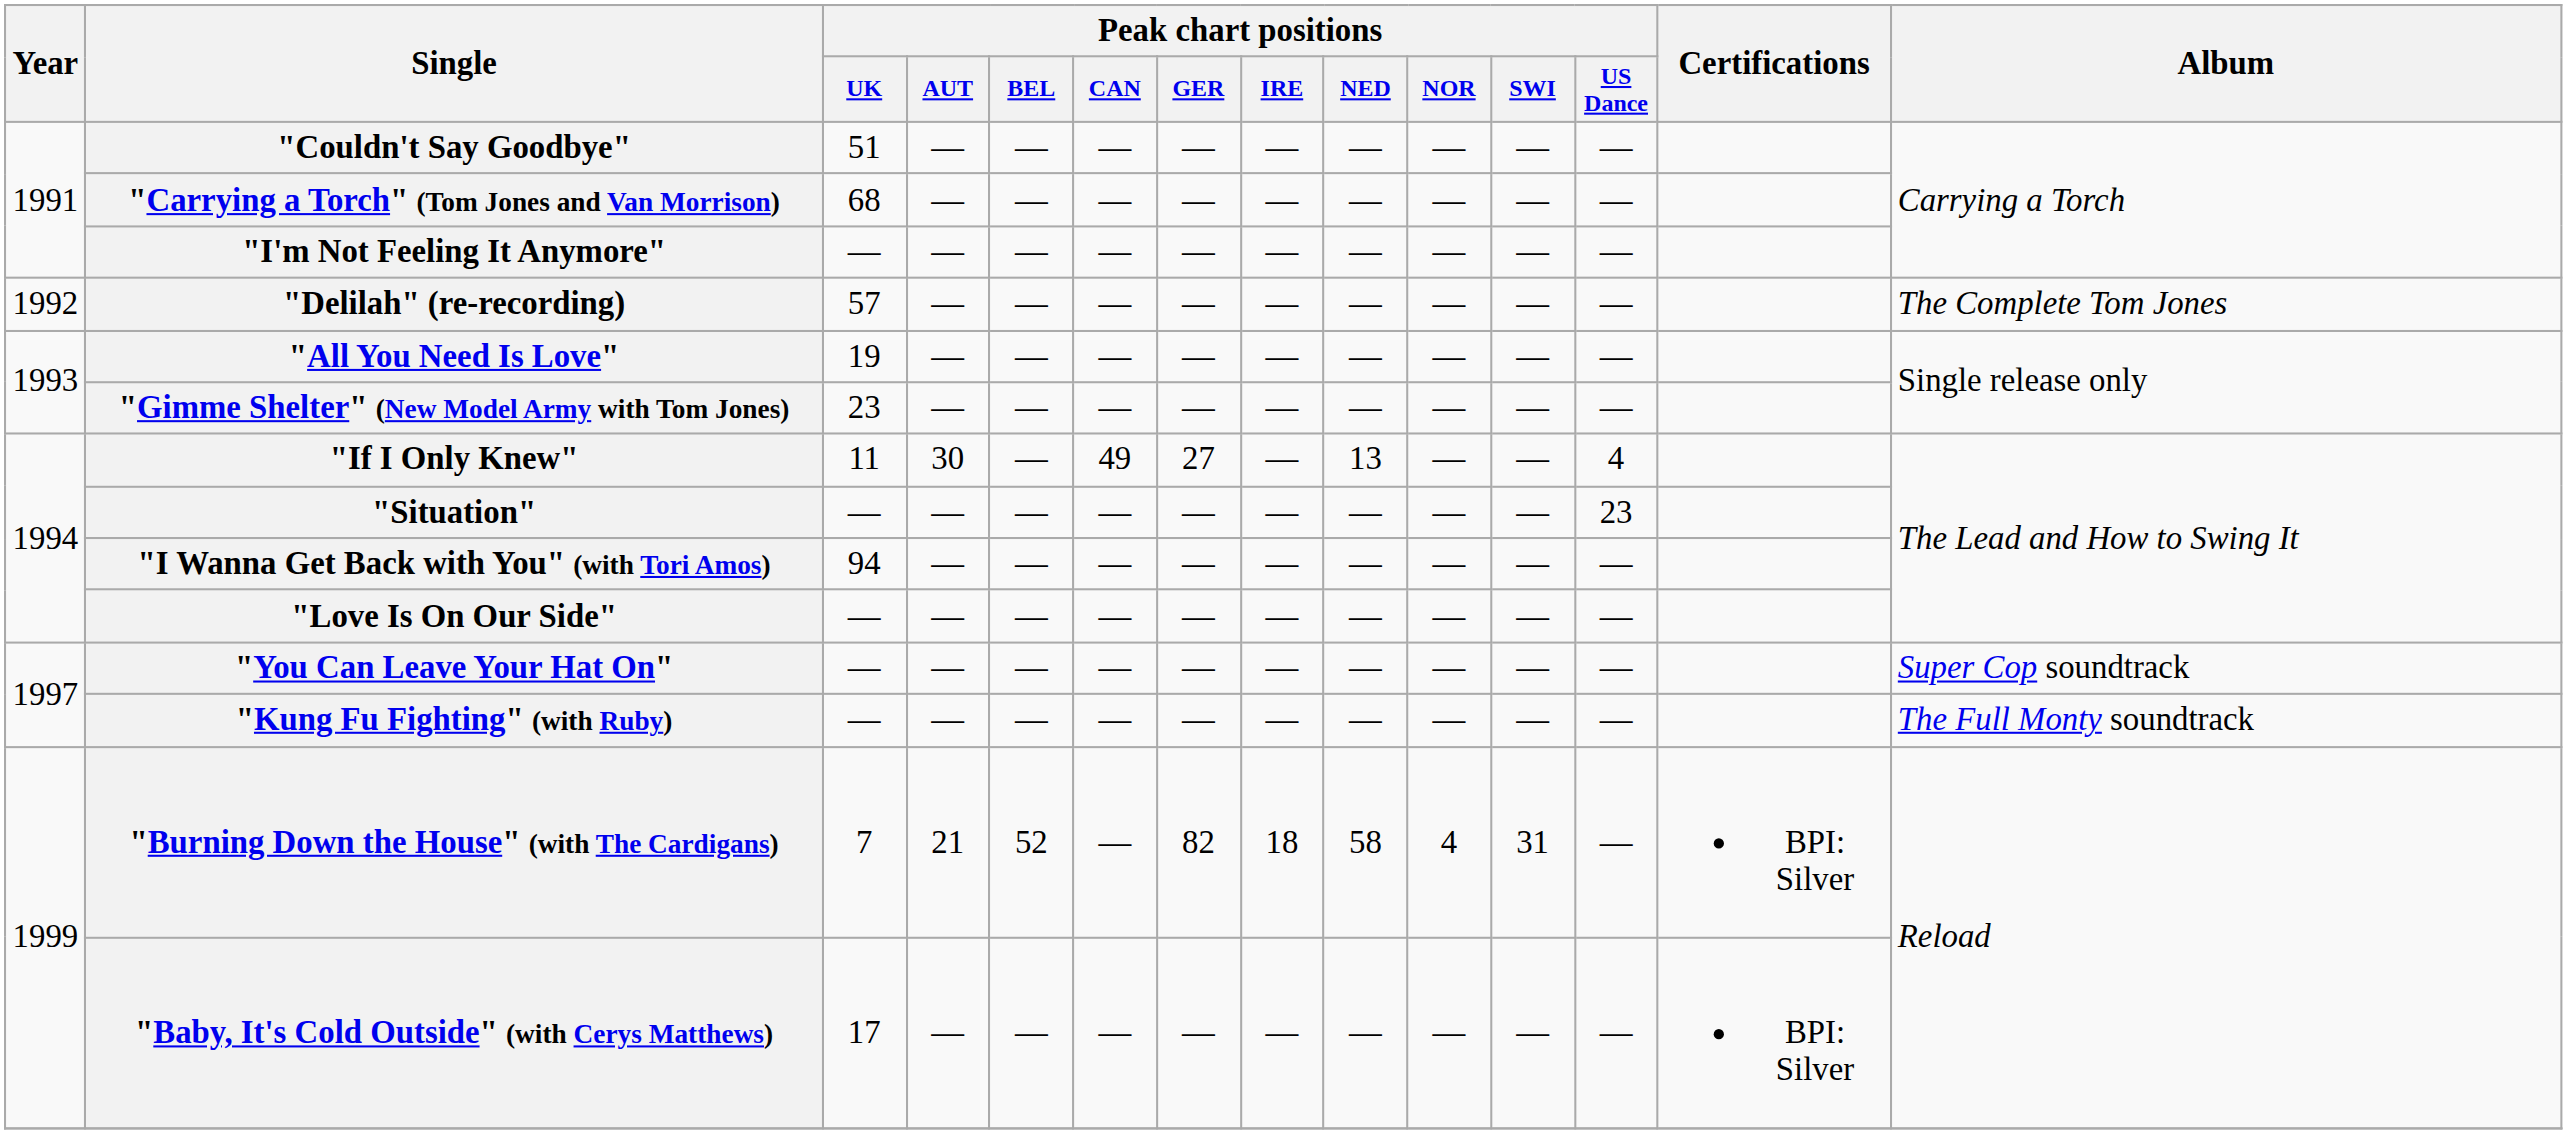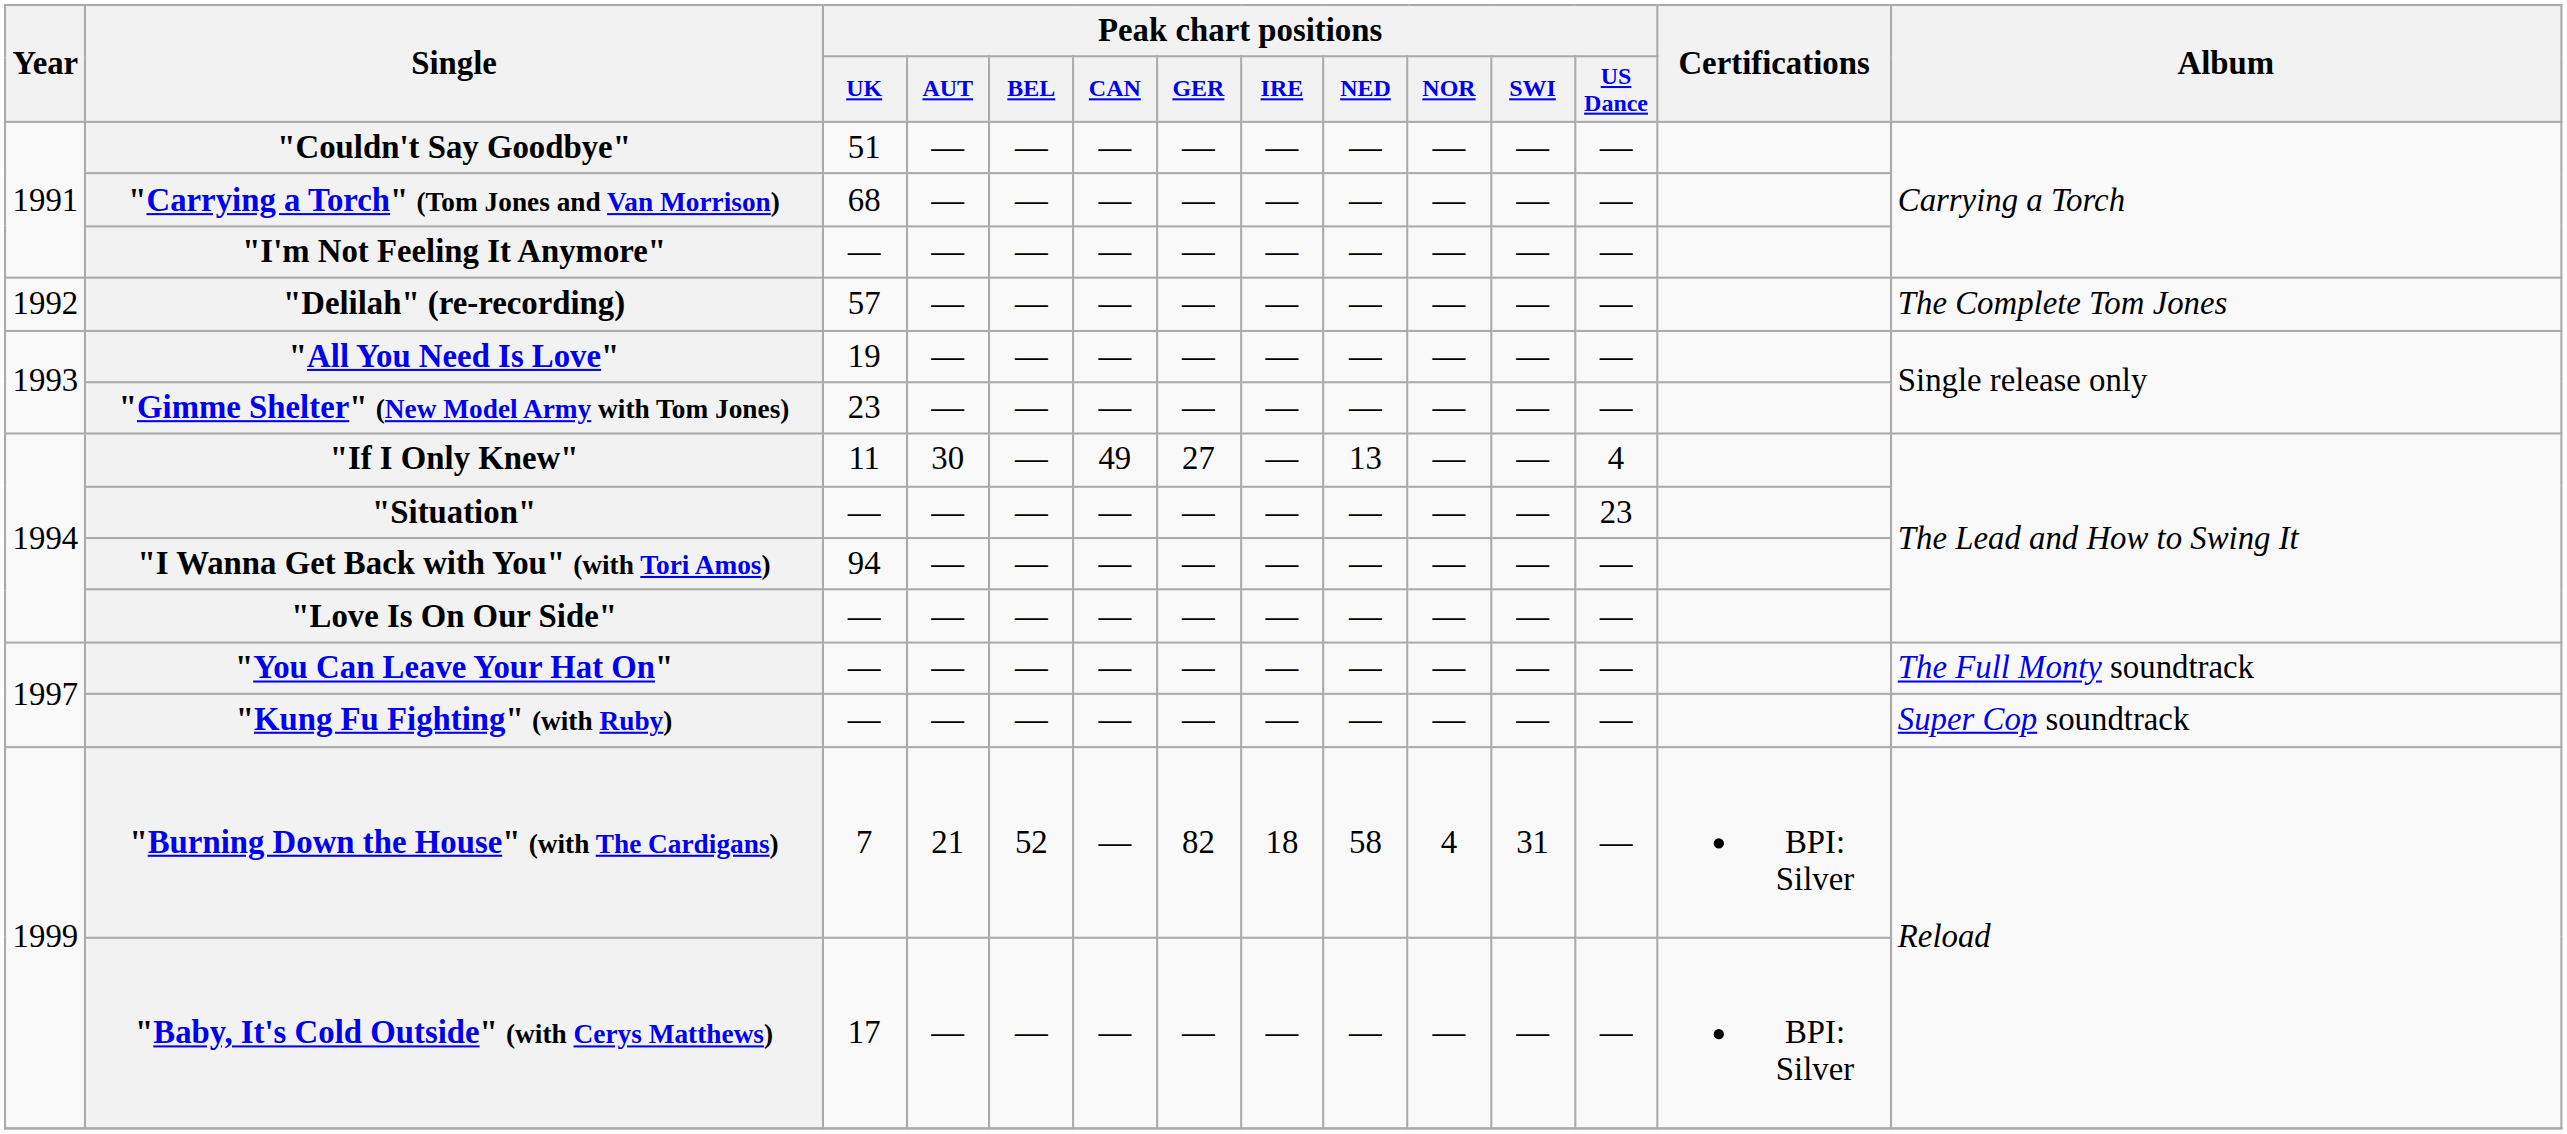(2044, 667) Super Cop soundtrack -> (2076, 667) The Full Monty soundtrack
(2076, 719) The Full Monty soundtrack -> (2044, 719) Super Cop soundtrack
